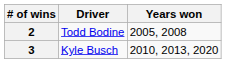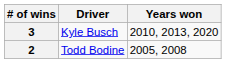rows swapped: (31, 50) <-> (31, 32)
